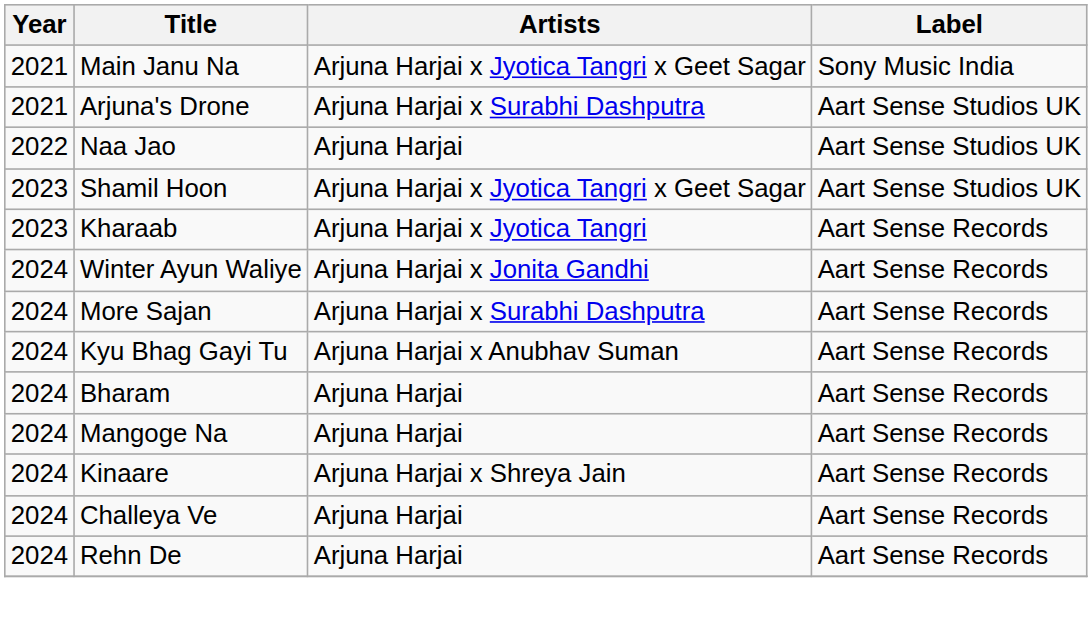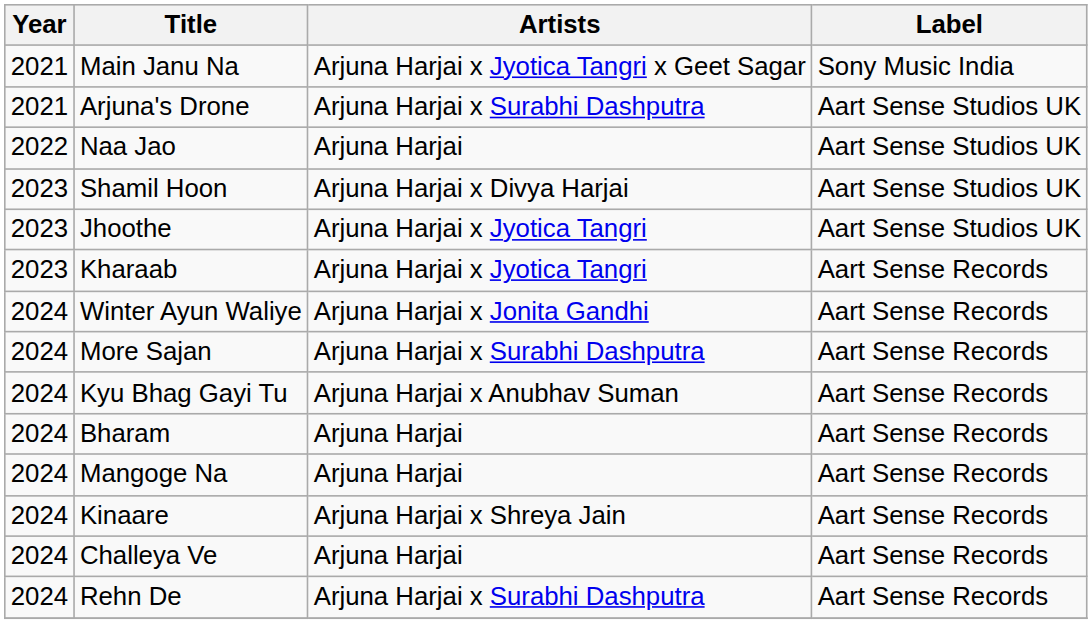(560, 188) Arjuna Harjai x Jyotica Tangri x Geet Sagar -> (471, 188) Arjuna Harjai x Divya Harjai
+ row: (126, 229)
(388, 556) Arjuna Harjai -> (509, 596) Arjuna Harjai x Surabhi Dashputra
